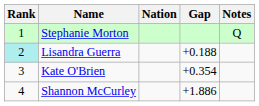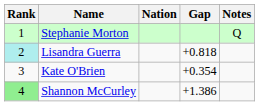(200, 52) +0.188 -> (200, 52) +0.818
(21, 91) no background -> (21, 91) lightgreen background
(200, 91) +1.886 -> (200, 91) +1.386
